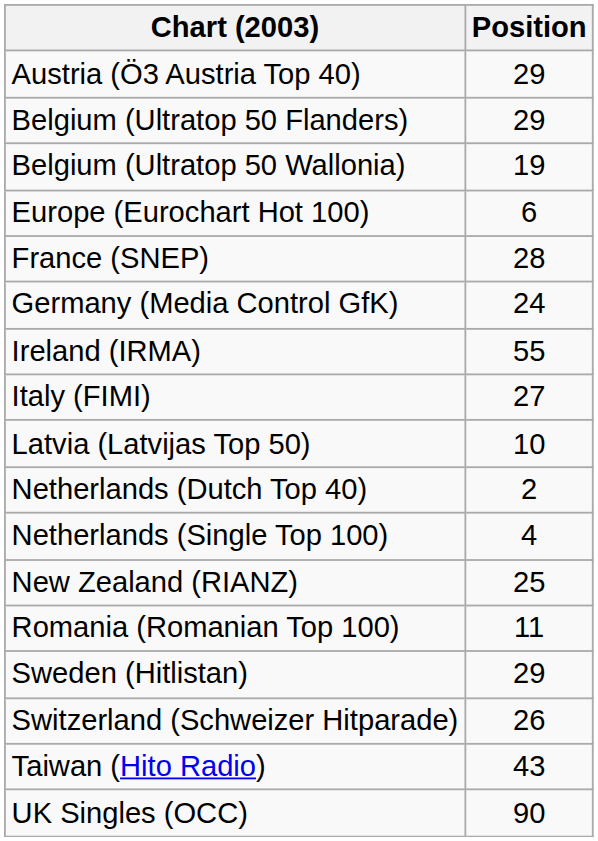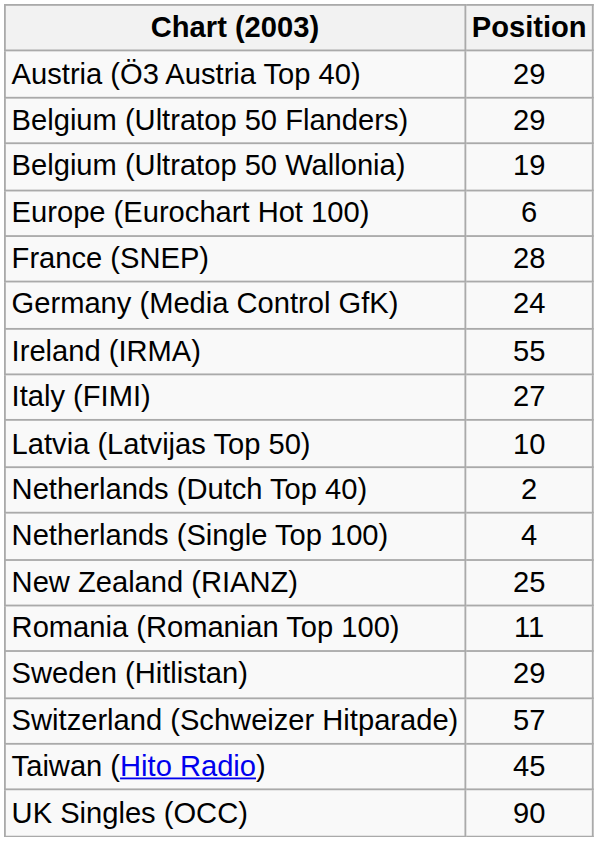(529, 720) 26 -> (529, 720) 57
(529, 766) 43 -> (529, 766) 45
